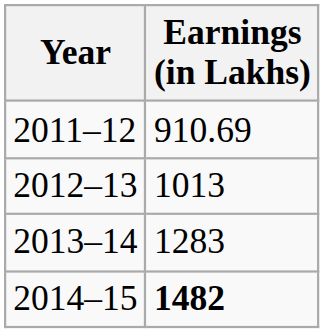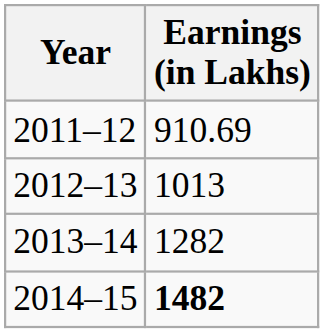(190, 241) 1283 -> (190, 241) 1282
